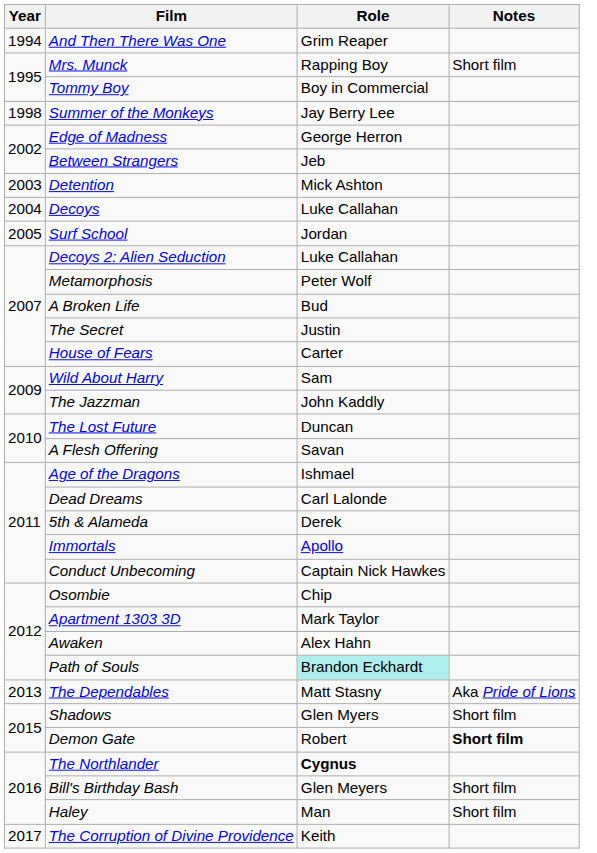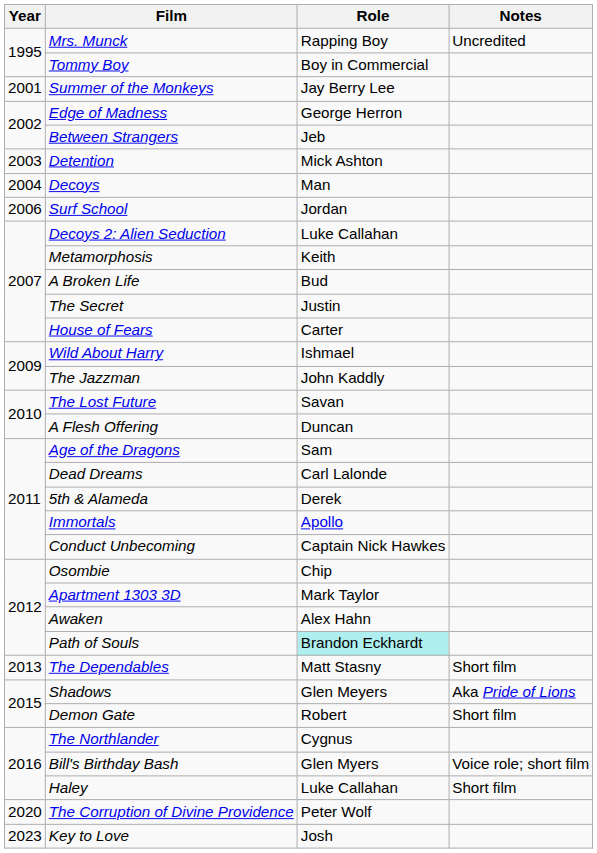- row: (137, 40)
(484, 64) Short film -> (489, 40) Uncredited
(25, 112) 1998 -> (25, 88) 2001
(349, 209) Luke Callahan -> (316, 185) Man
(25, 233) 2005 -> (25, 209) 2006
(336, 281) Peter Wolf -> (318, 257) Keith
(316, 378) Sam -> (327, 354) Ishmael
(327, 426) Duncan -> (322, 402) Savan
(322, 450) Savan -> (327, 426) Duncan
(327, 474) Ishmael -> (316, 450) Sam
(514, 691) Aka Pride of Lions -> (484, 667) Short film
(340, 715) Glen Myers -> (344, 691) Glen Meyers
(484, 715) Short film -> (514, 691) Aka Pride of Lions
(488, 739) bold -> (484, 715) normal
(329, 763) bold -> (327, 739) normal
(344, 787) Glen Meyers -> (340, 763) Glen Myers
(484, 787) Short film -> (521, 763) Voice role; short film
(316, 812) Man -> (349, 787) Luke Callahan
(25, 836) 2017 -> (25, 812) 2020
(318, 836) Keith -> (336, 812) Peter Wolf
+ row: (89, 836)
